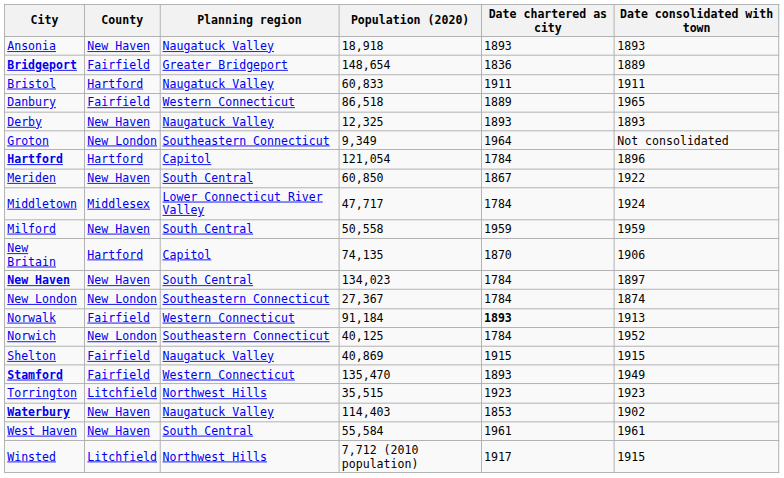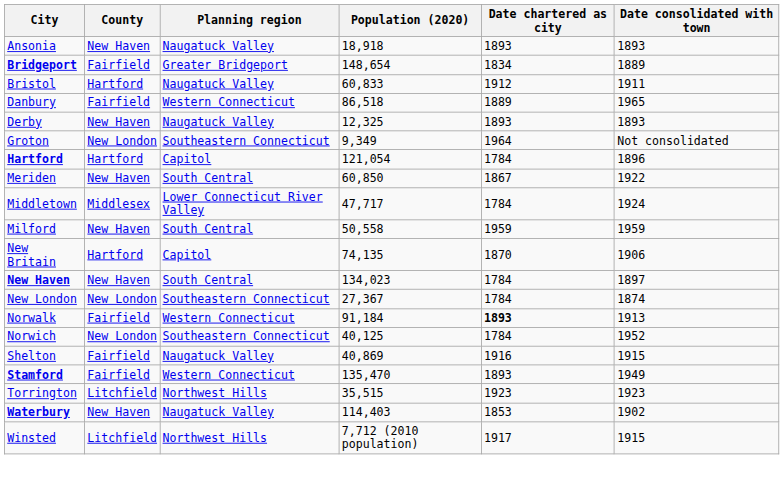(498, 65) 1836 -> (498, 65) 1834
(498, 84) 1911 -> (498, 84) 1912
(498, 356) 1915 -> (498, 356) 1916
- row: (42, 431)
